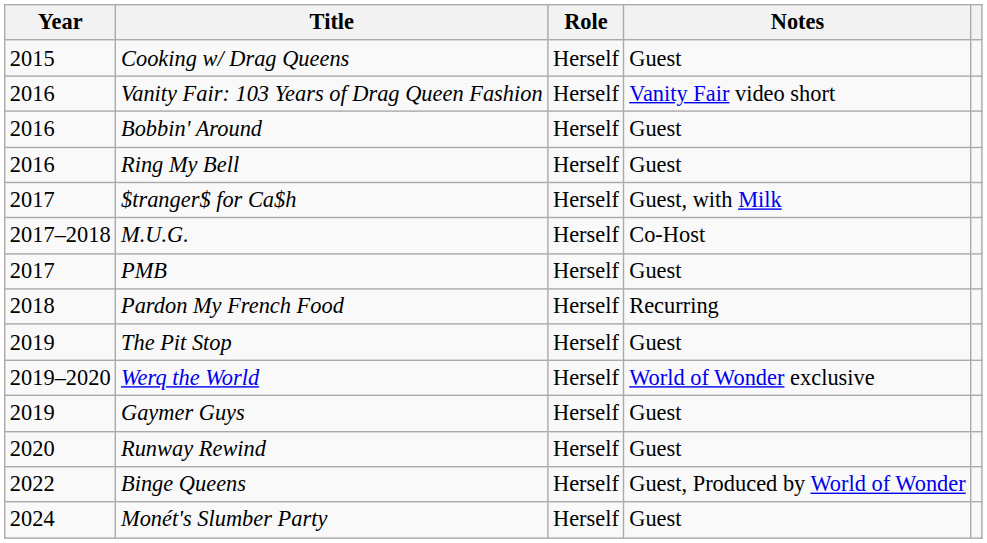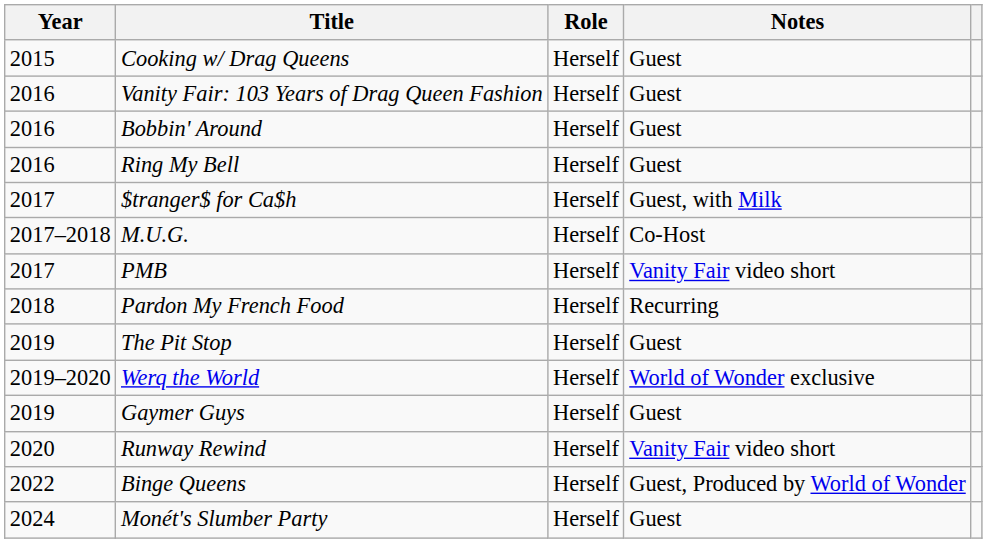(732, 93) Vanity Fair video short -> (655, 93) Guest
(655, 270) Guest -> (732, 270) Vanity Fair video short
(655, 448) Guest -> (732, 448) Vanity Fair video short
